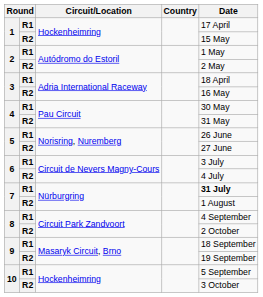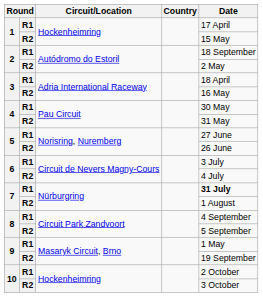(213, 52) 1 May -> (228, 52) 18 September
(216, 134) 26 June -> (216, 134) 27 June
(216, 148) 27 June -> (216, 148) 26 June
(220, 230) 2 October -> (226, 230) 5 September
(228, 244) 18 September -> (213, 244) 1 May
(226, 271) 5 September -> (220, 271) 2 October
